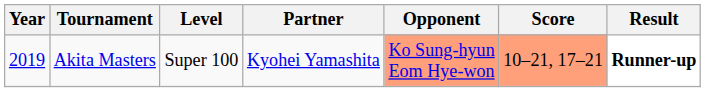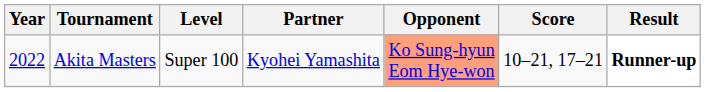(27, 60) 2019 -> (27, 60) 2022
(553, 60) lightsalmon background -> (553, 60) no background
